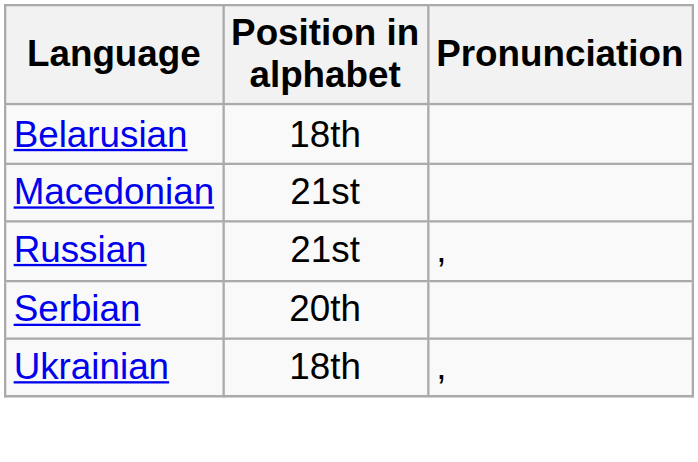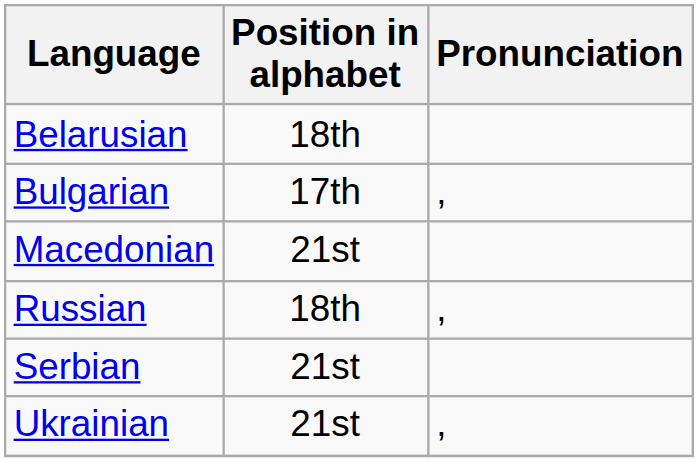+ row: (91, 191)
(325, 250) 21st -> (325, 308) 18th
(325, 308) 20th -> (325, 366) 21st
(325, 366) 18th -> (325, 425) 21st
